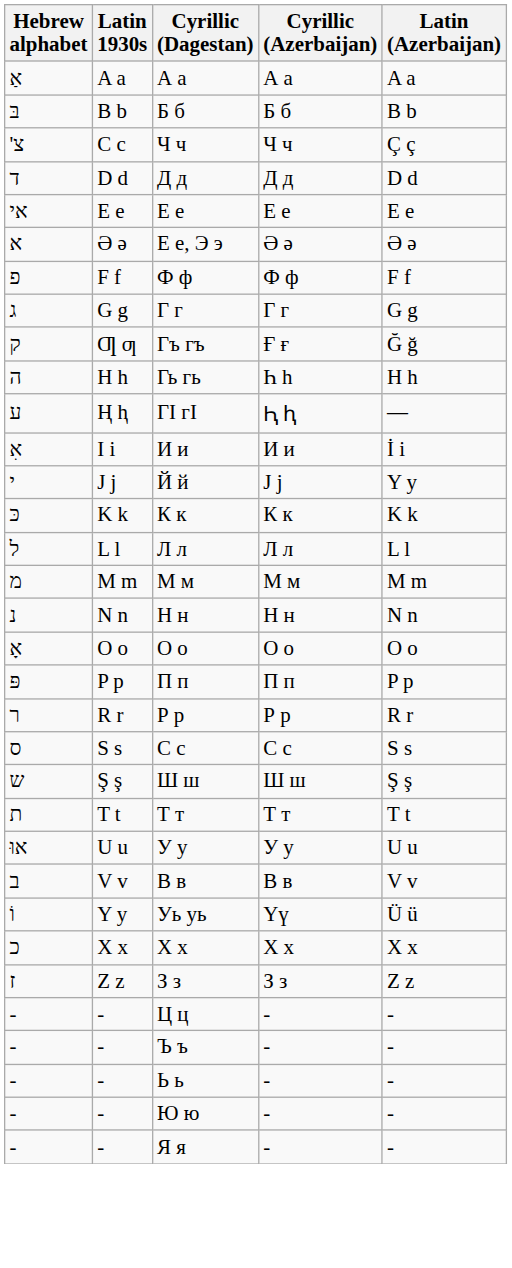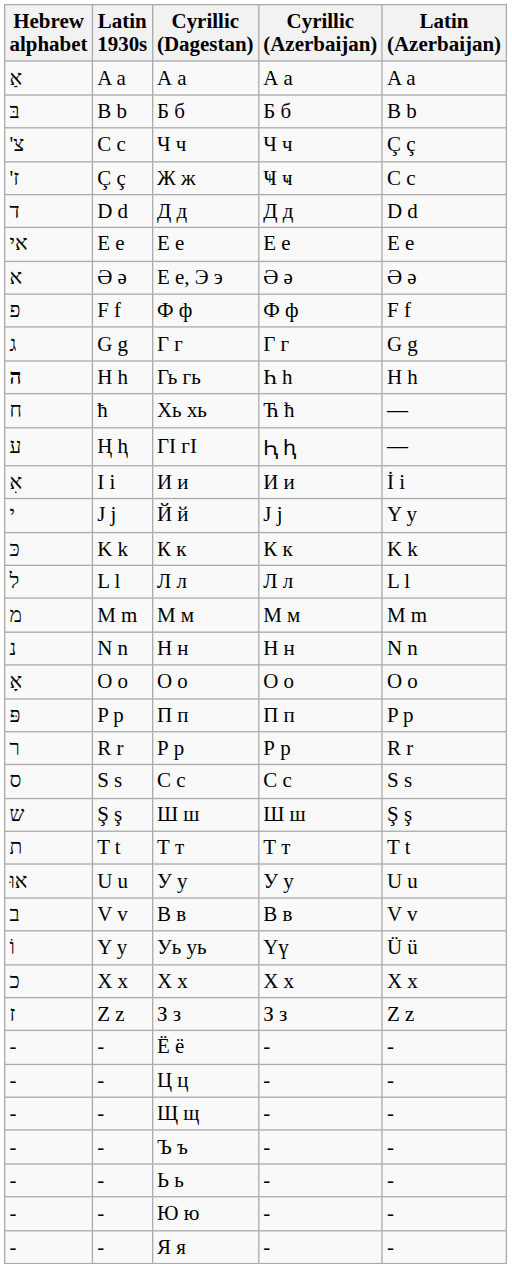+ row: (176, 177)
- row: (181, 343)
(16, 377) normal -> (16, 377) bold
+ row: (182, 410)
+ row: (171, 1047)
+ row: (178, 1113)
